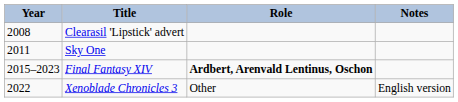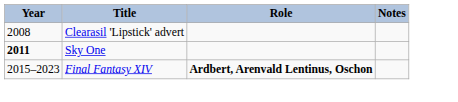(19, 50) normal -> (18, 50) bold
- row: (121, 87)
